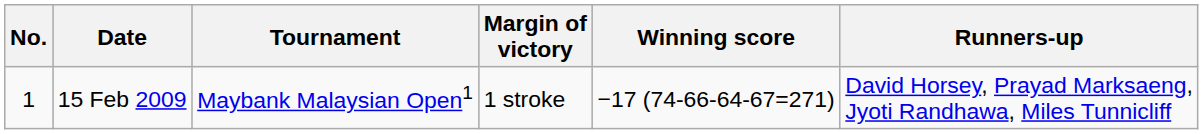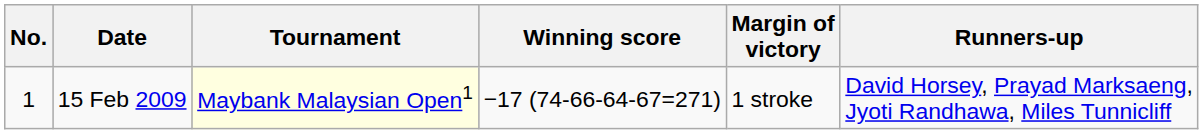columns swapped: (716, 36) <-> (535, 36)
(335, 98) no background -> (335, 98) lightyellow background
